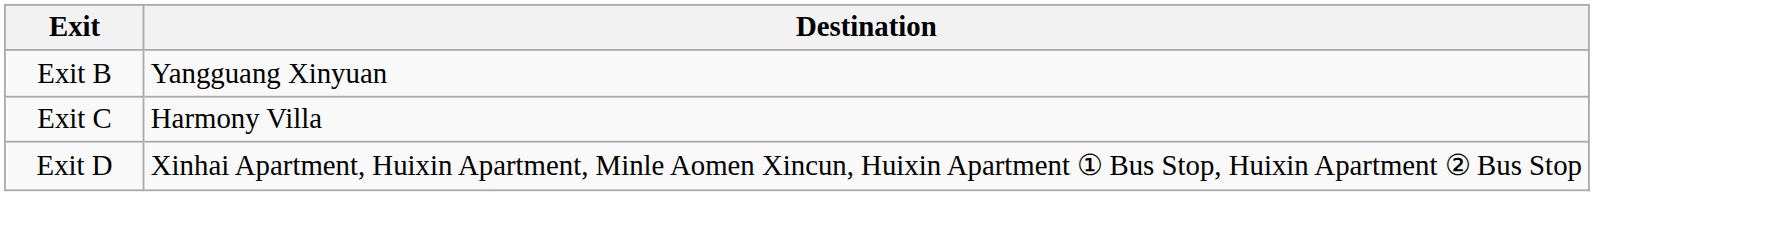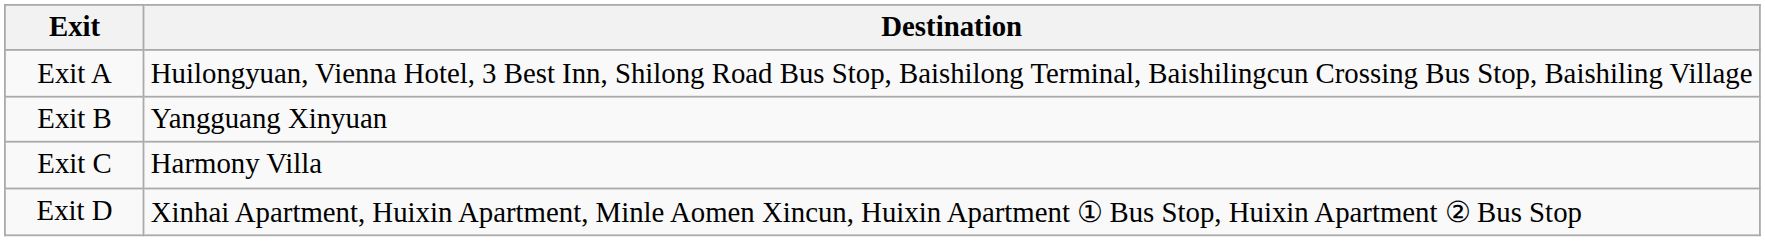+ row: (75, 73)
